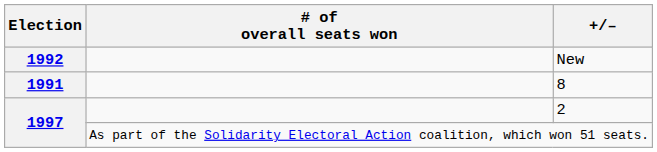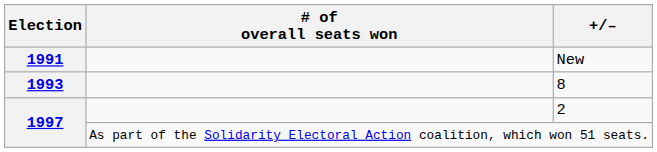(45, 60) 1992 -> (45, 60) 1991
(45, 85) 1991 -> (45, 85) 1993
